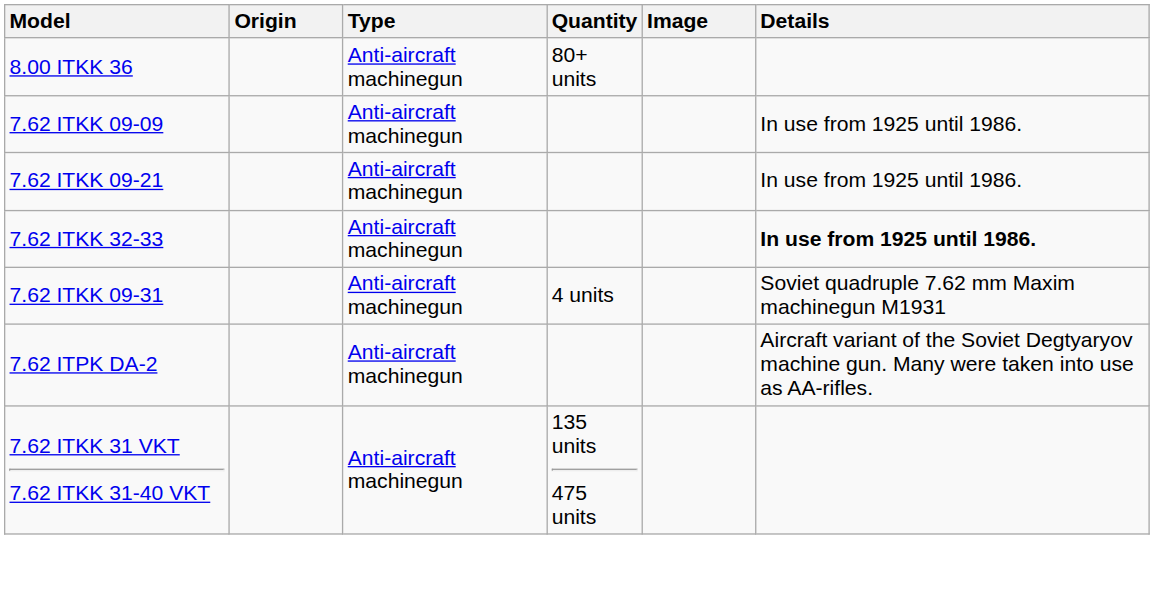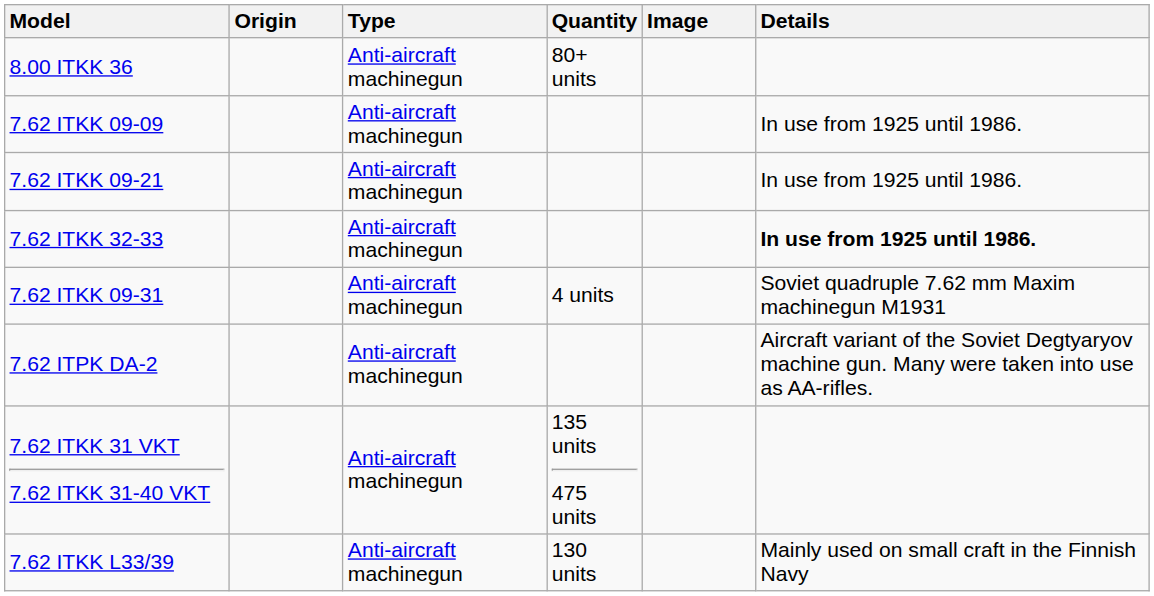+ row: (92, 562)
